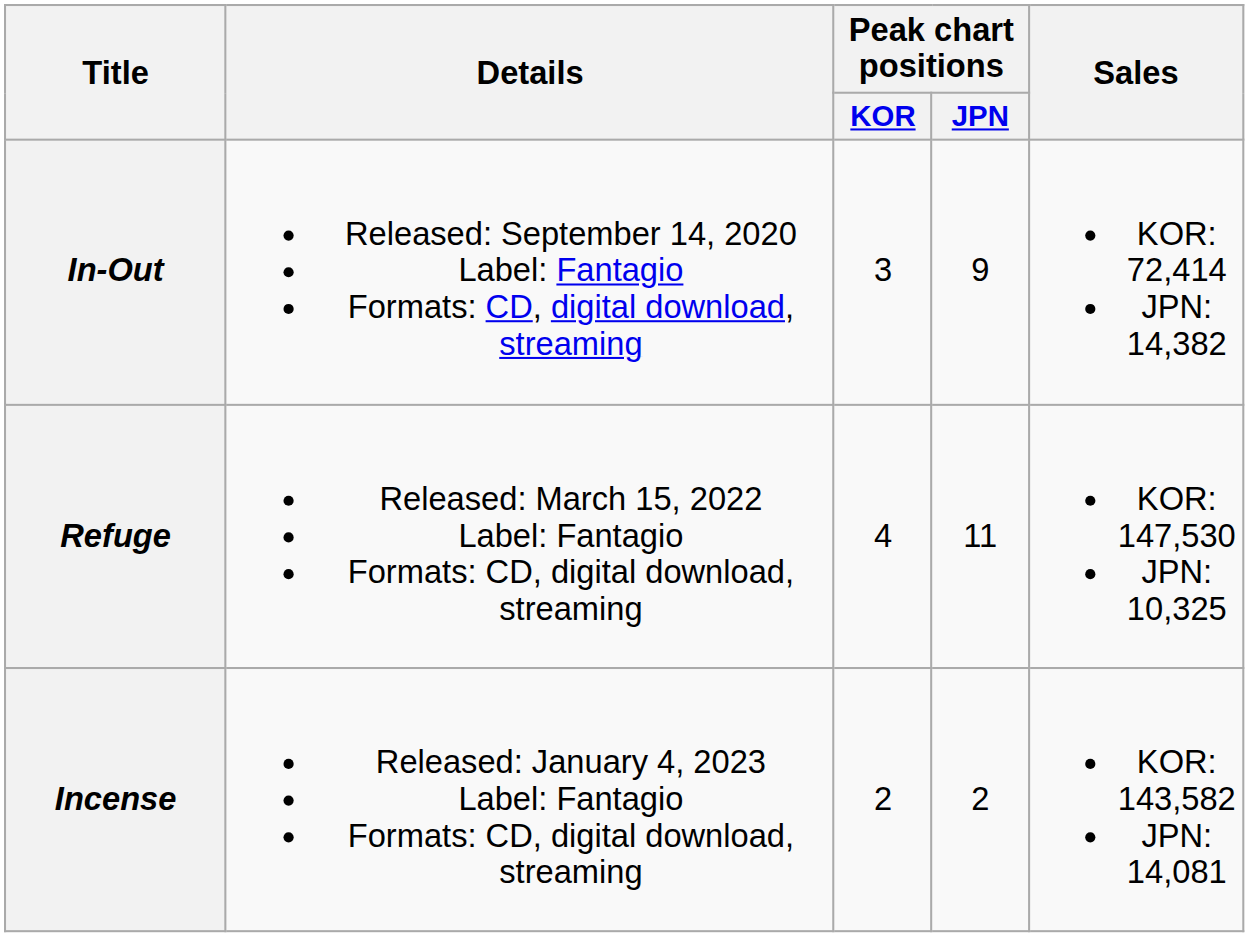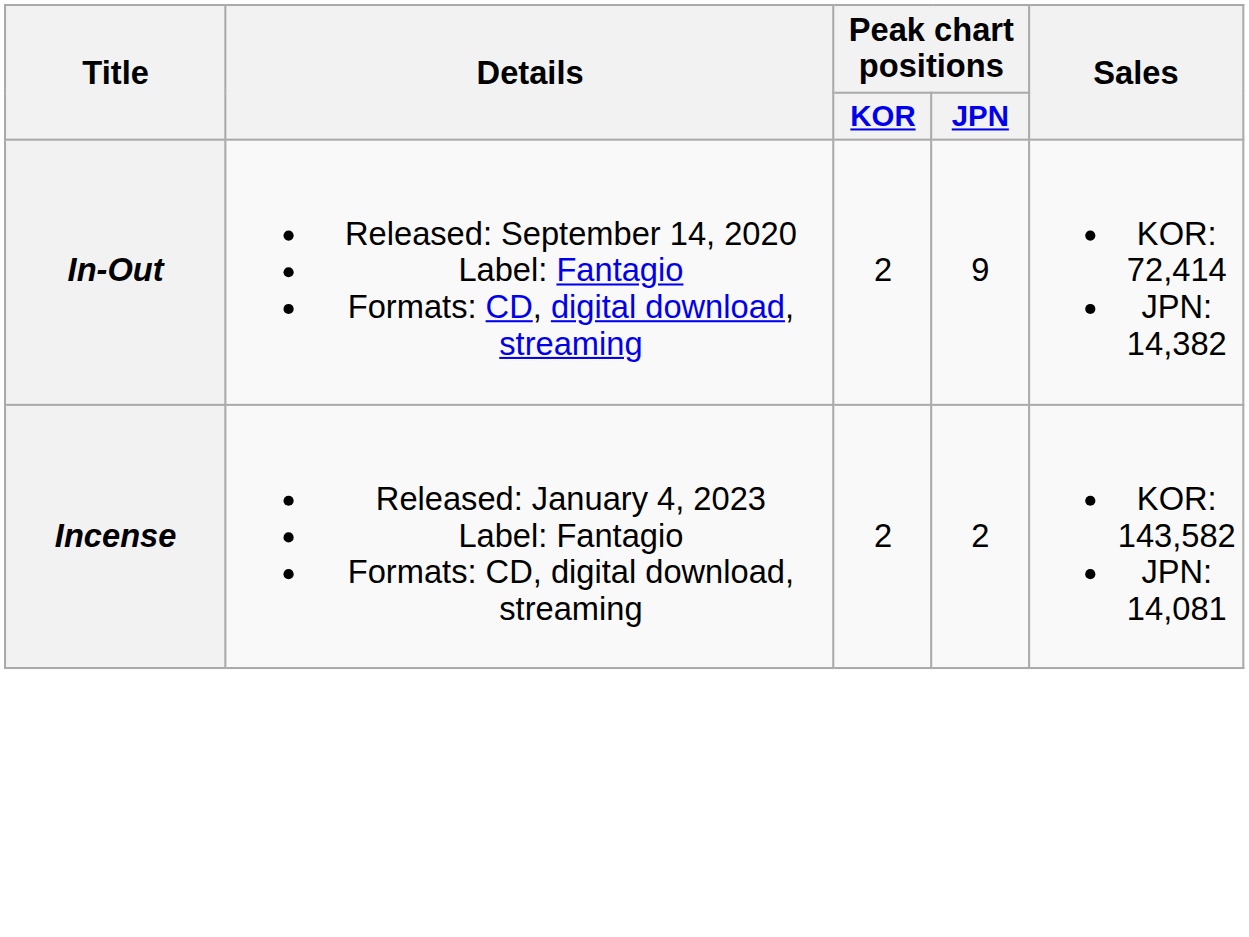(883, 271) 3 -> (883, 271) 2
- row: (116, 535)
